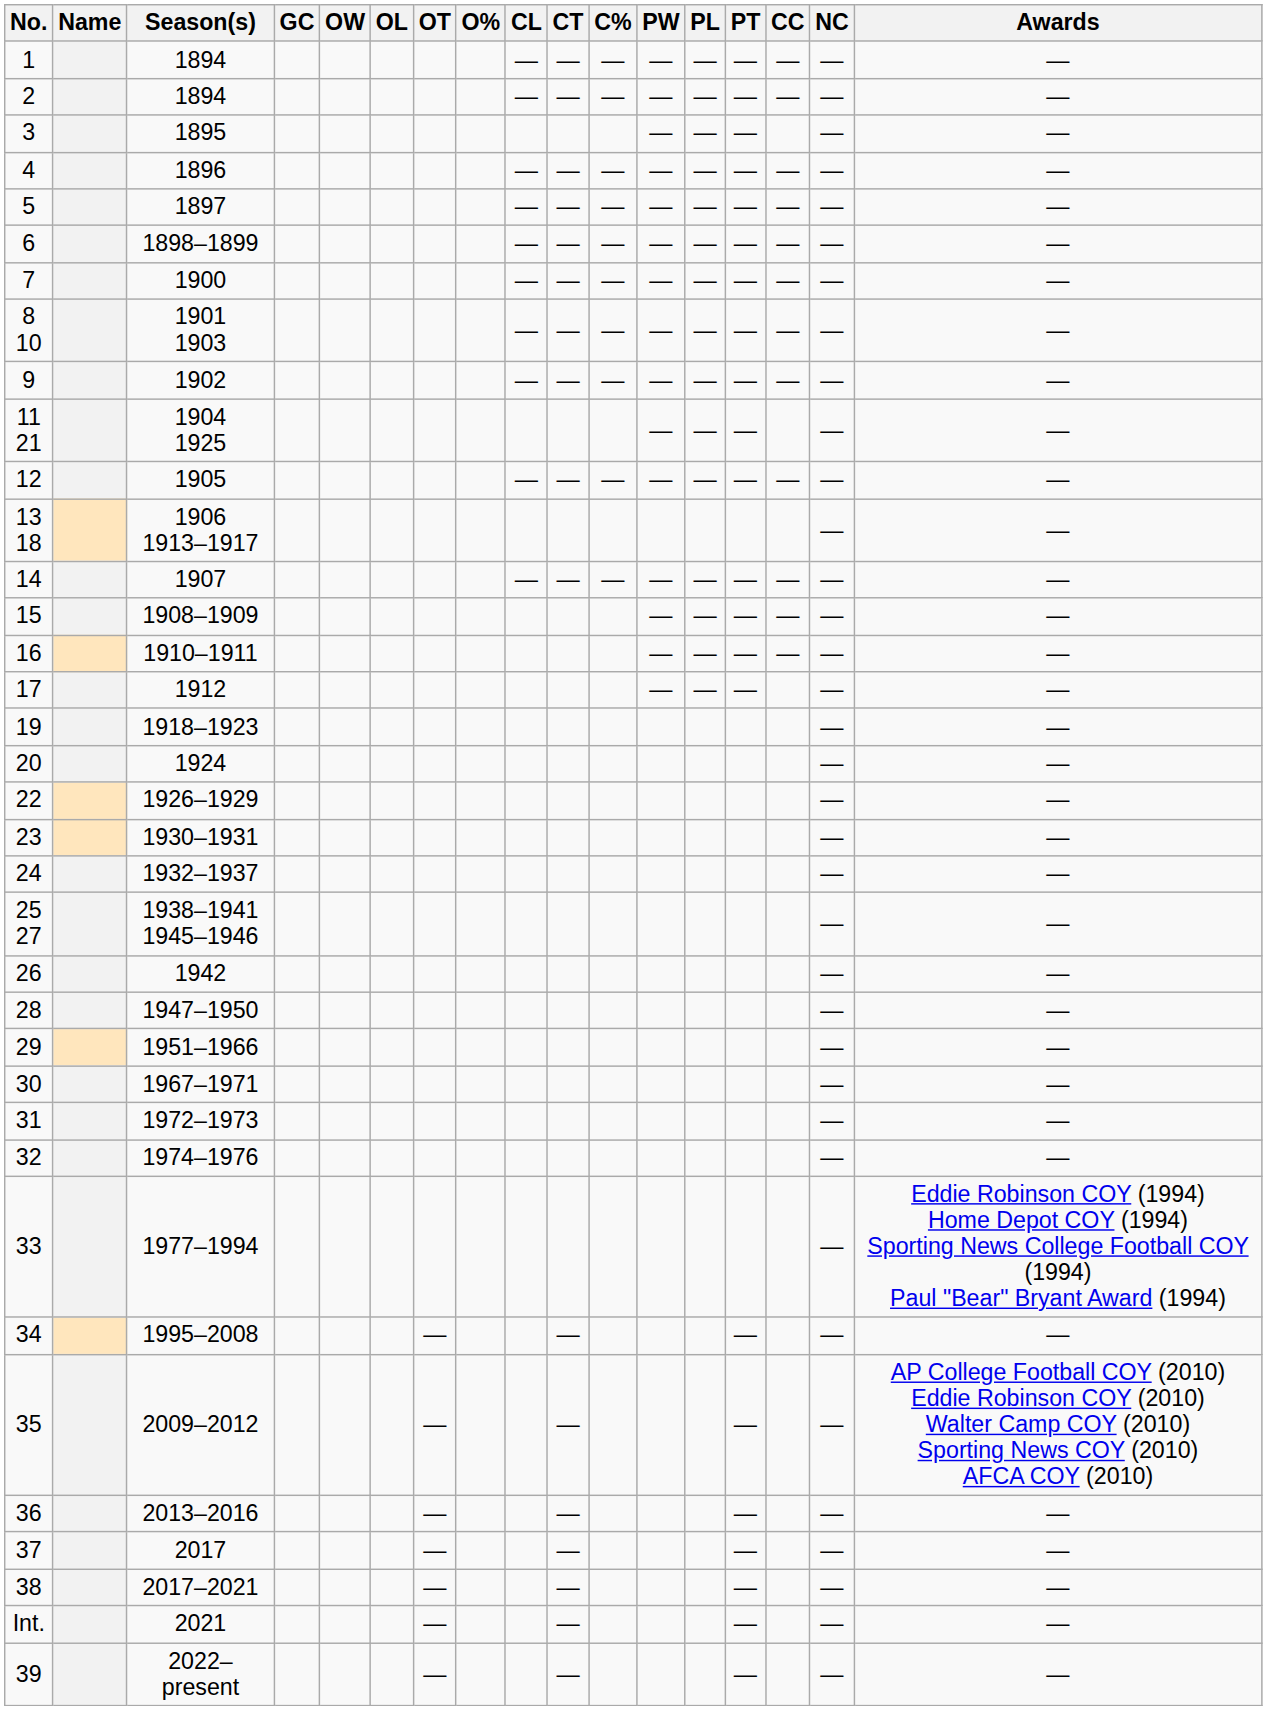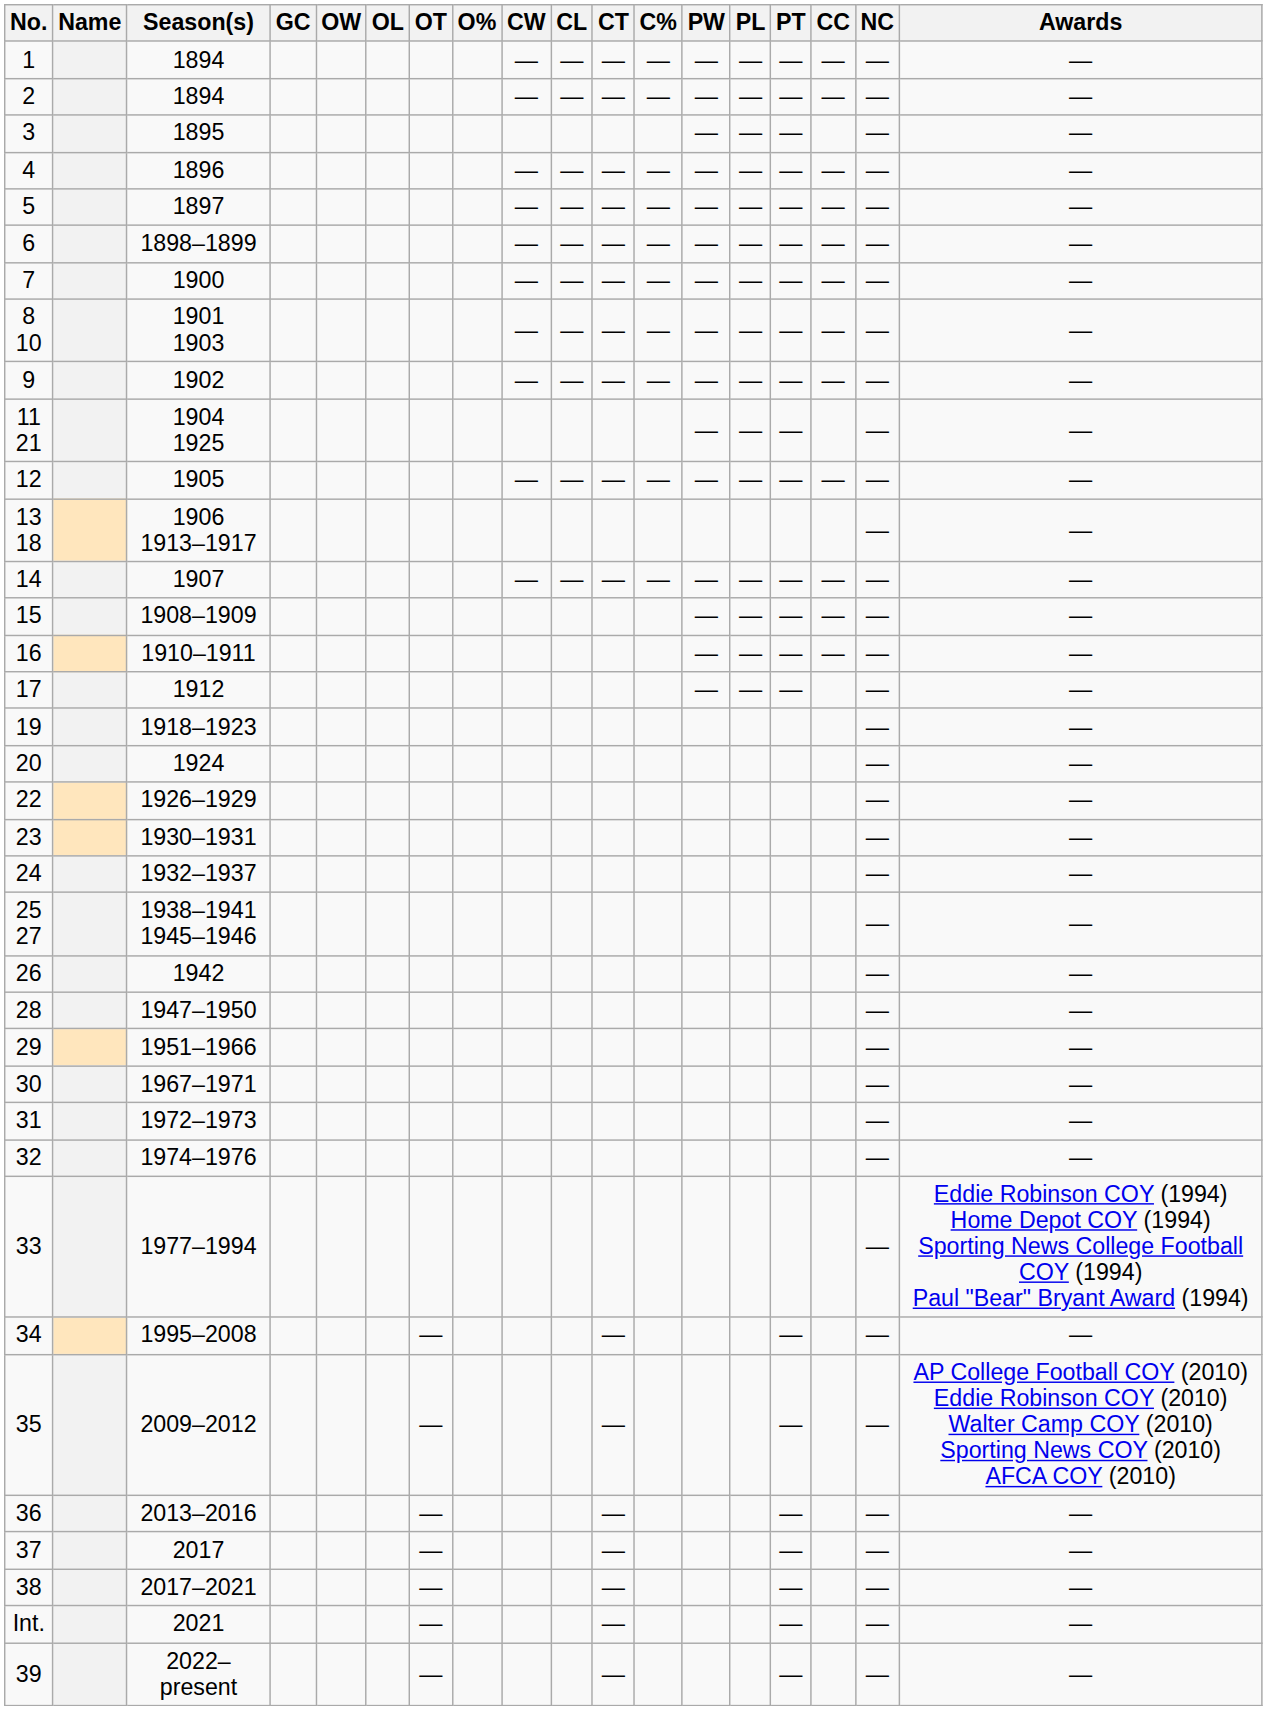+ column: (526, 22)
